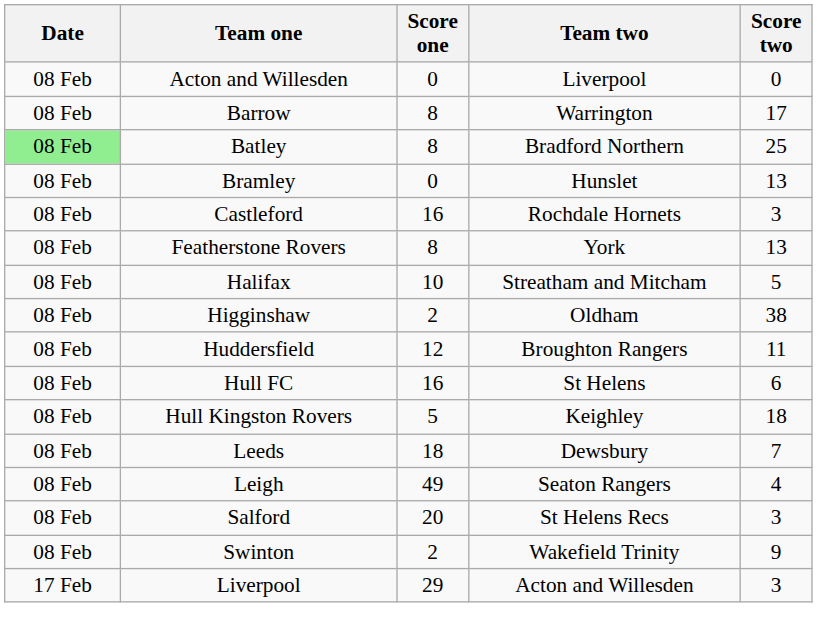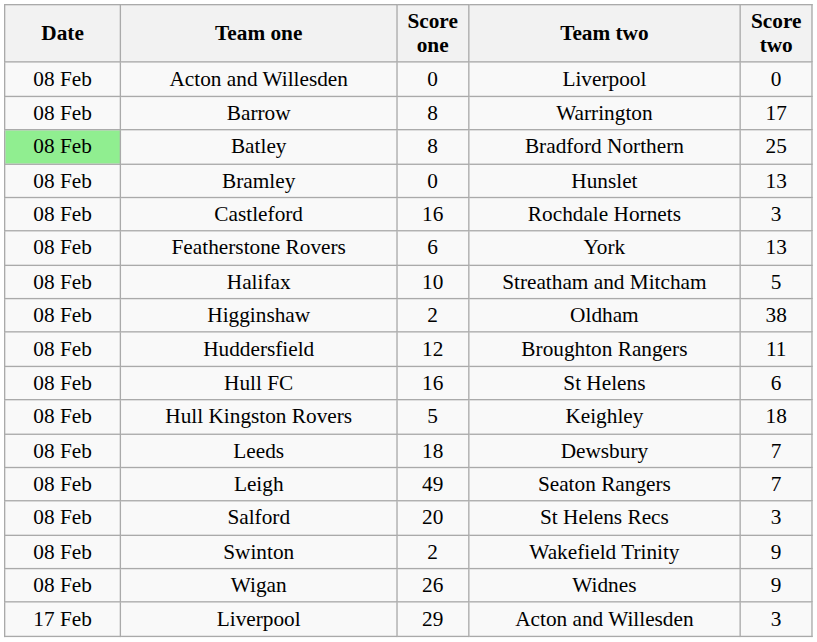(433, 247) 8 -> (433, 247) 6
(776, 484) 4 -> (776, 484) 7
+ row: (259, 585)
